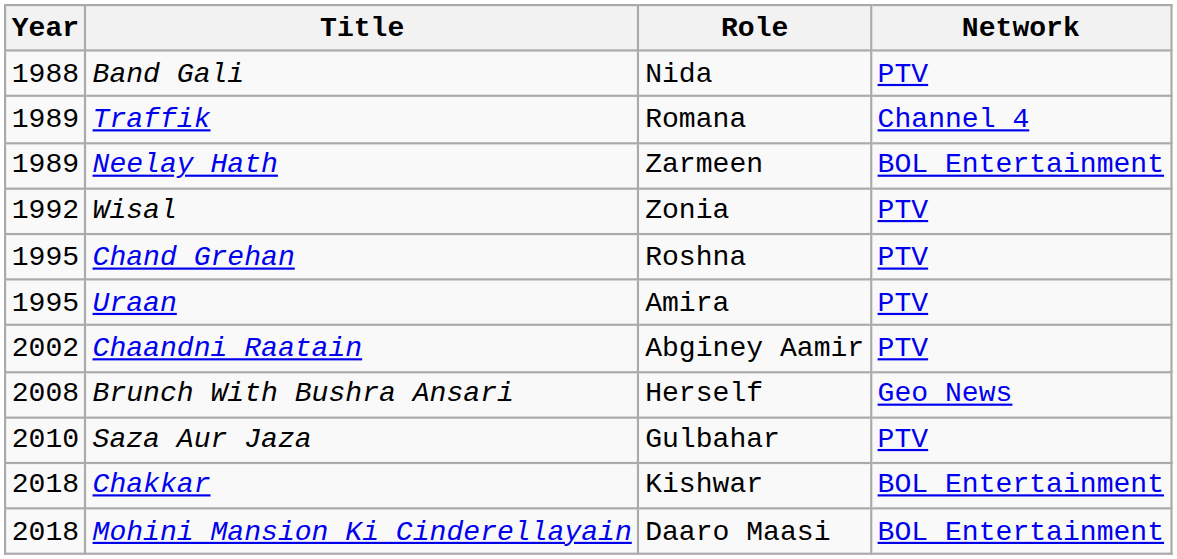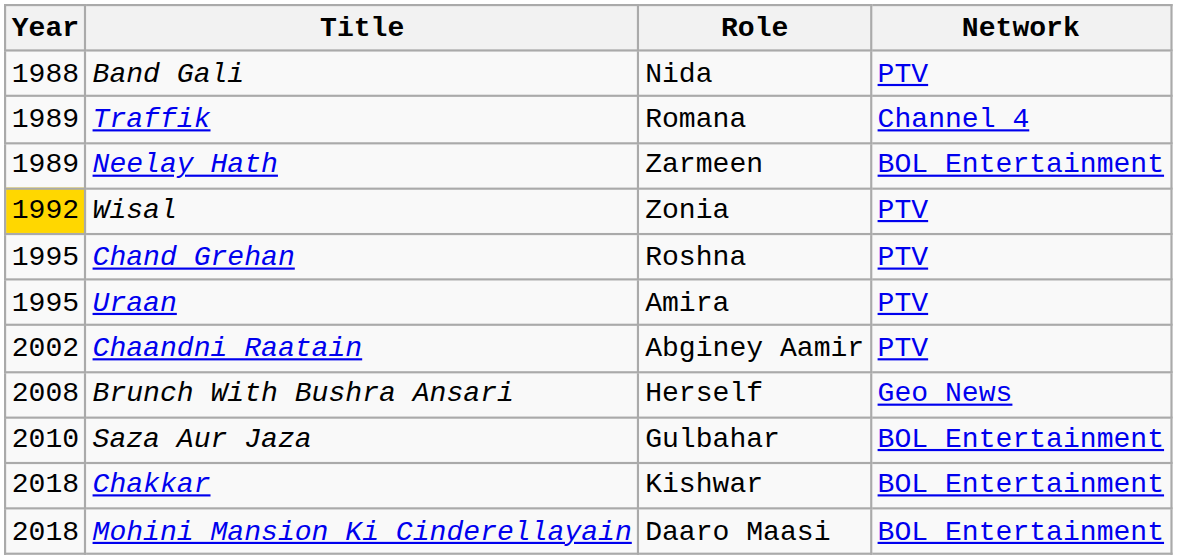(45, 211) no background -> (45, 211) gold background
(903, 440) PTV -> (1021, 440) BOL Entertainment
